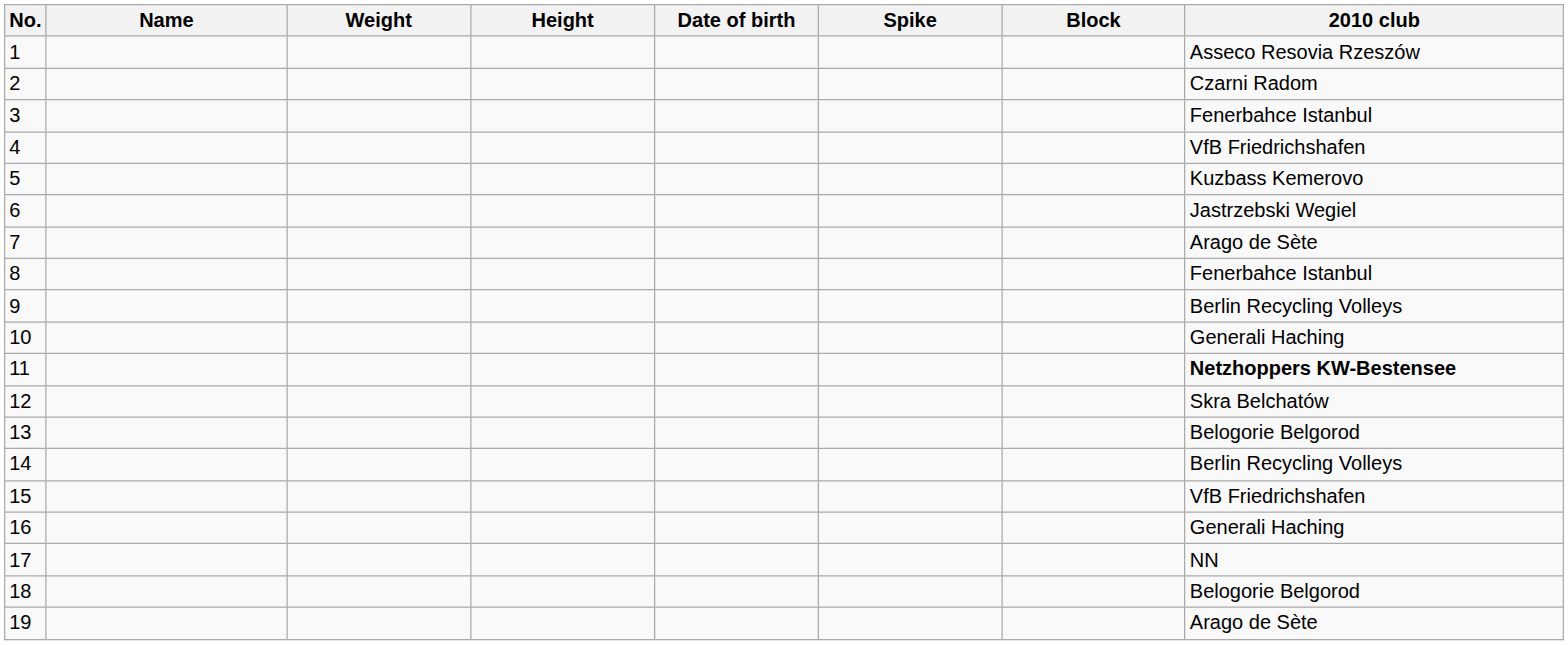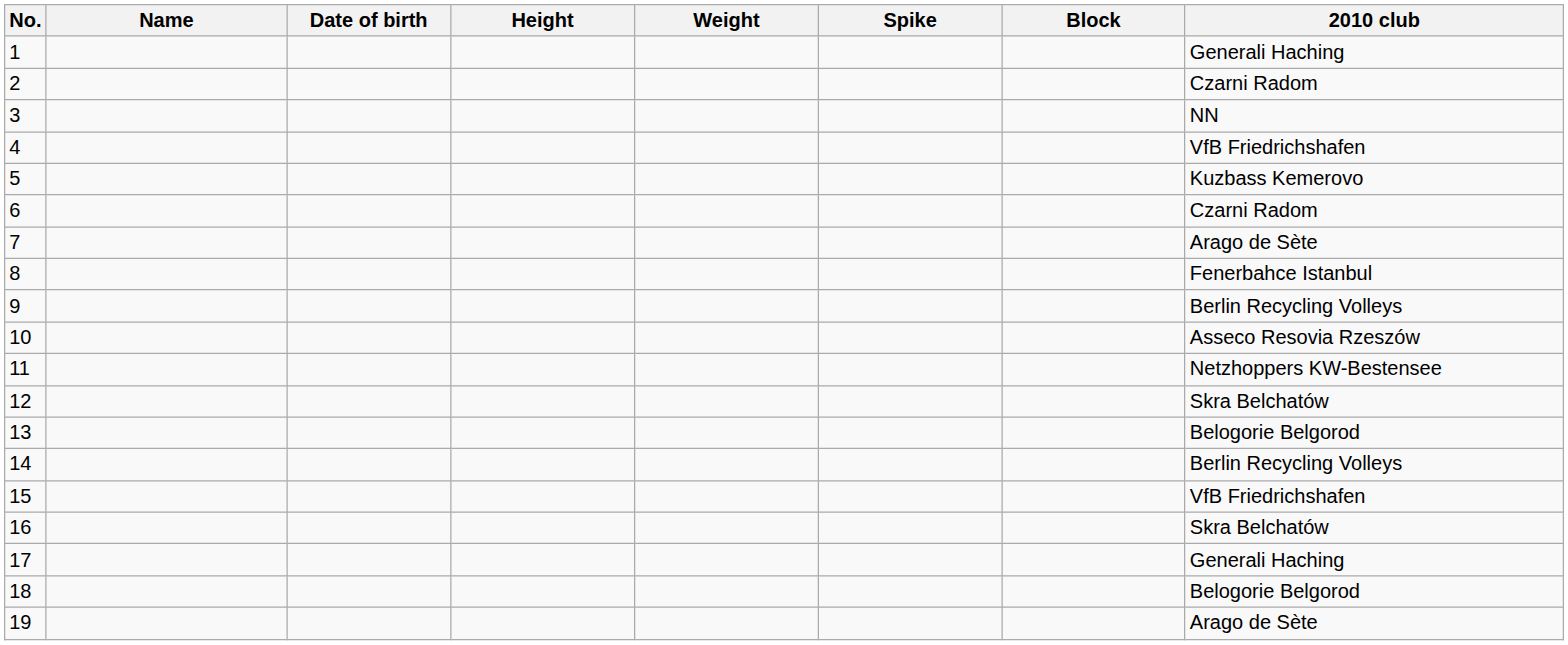columns swapped: (736, 20) <-> (379, 20)
(1305, 52) Asseco Resovia Rzeszów -> (1267, 52) Generali Haching
(1281, 115) Fenerbahce Istanbul -> (1204, 115) NN
(1273, 210) Jastrzebski Wegiel -> (1254, 210) Czarni Radom
(1267, 337) Generali Haching -> (1305, 337) Asseco Resovia Rzeszów
(1323, 369) bold -> (1316, 369) normal
(1267, 527) Generali Haching -> (1259, 527) Skra Belchatów
(1204, 559) NN -> (1267, 559) Generali Haching
